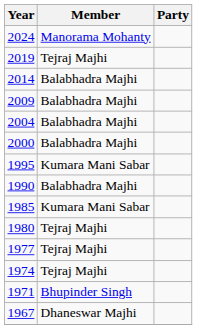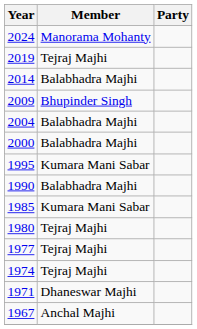(89, 100) Balabhadra Majhi -> (86, 100) Bhupinder Singh
(86, 292) Bhupinder Singh -> (89, 292) Dhaneswar Majhi
(89, 313) Dhaneswar Majhi -> (78, 313) Anchal Majhi
